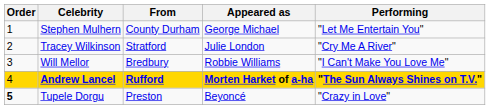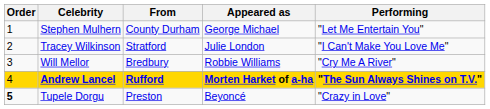(357, 46) "Cry Me A River" -> (383, 46) "I Can't Make You Love Me"
(383, 63) "I Can't Make You Love Me" -> (357, 63) "Cry Me A River"
